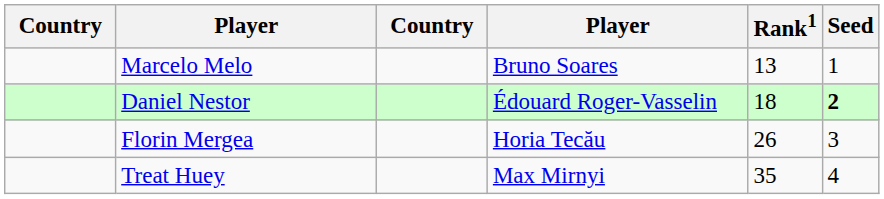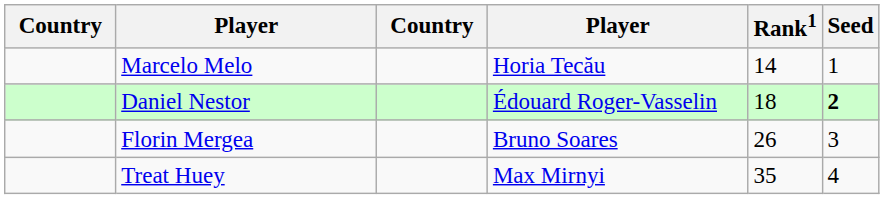(555, 65) Bruno Soares -> (549, 65) Horia Tecău
(765, 65) 13 -> (765, 65) 14
(549, 138) Horia Tecău -> (555, 138) Bruno Soares
